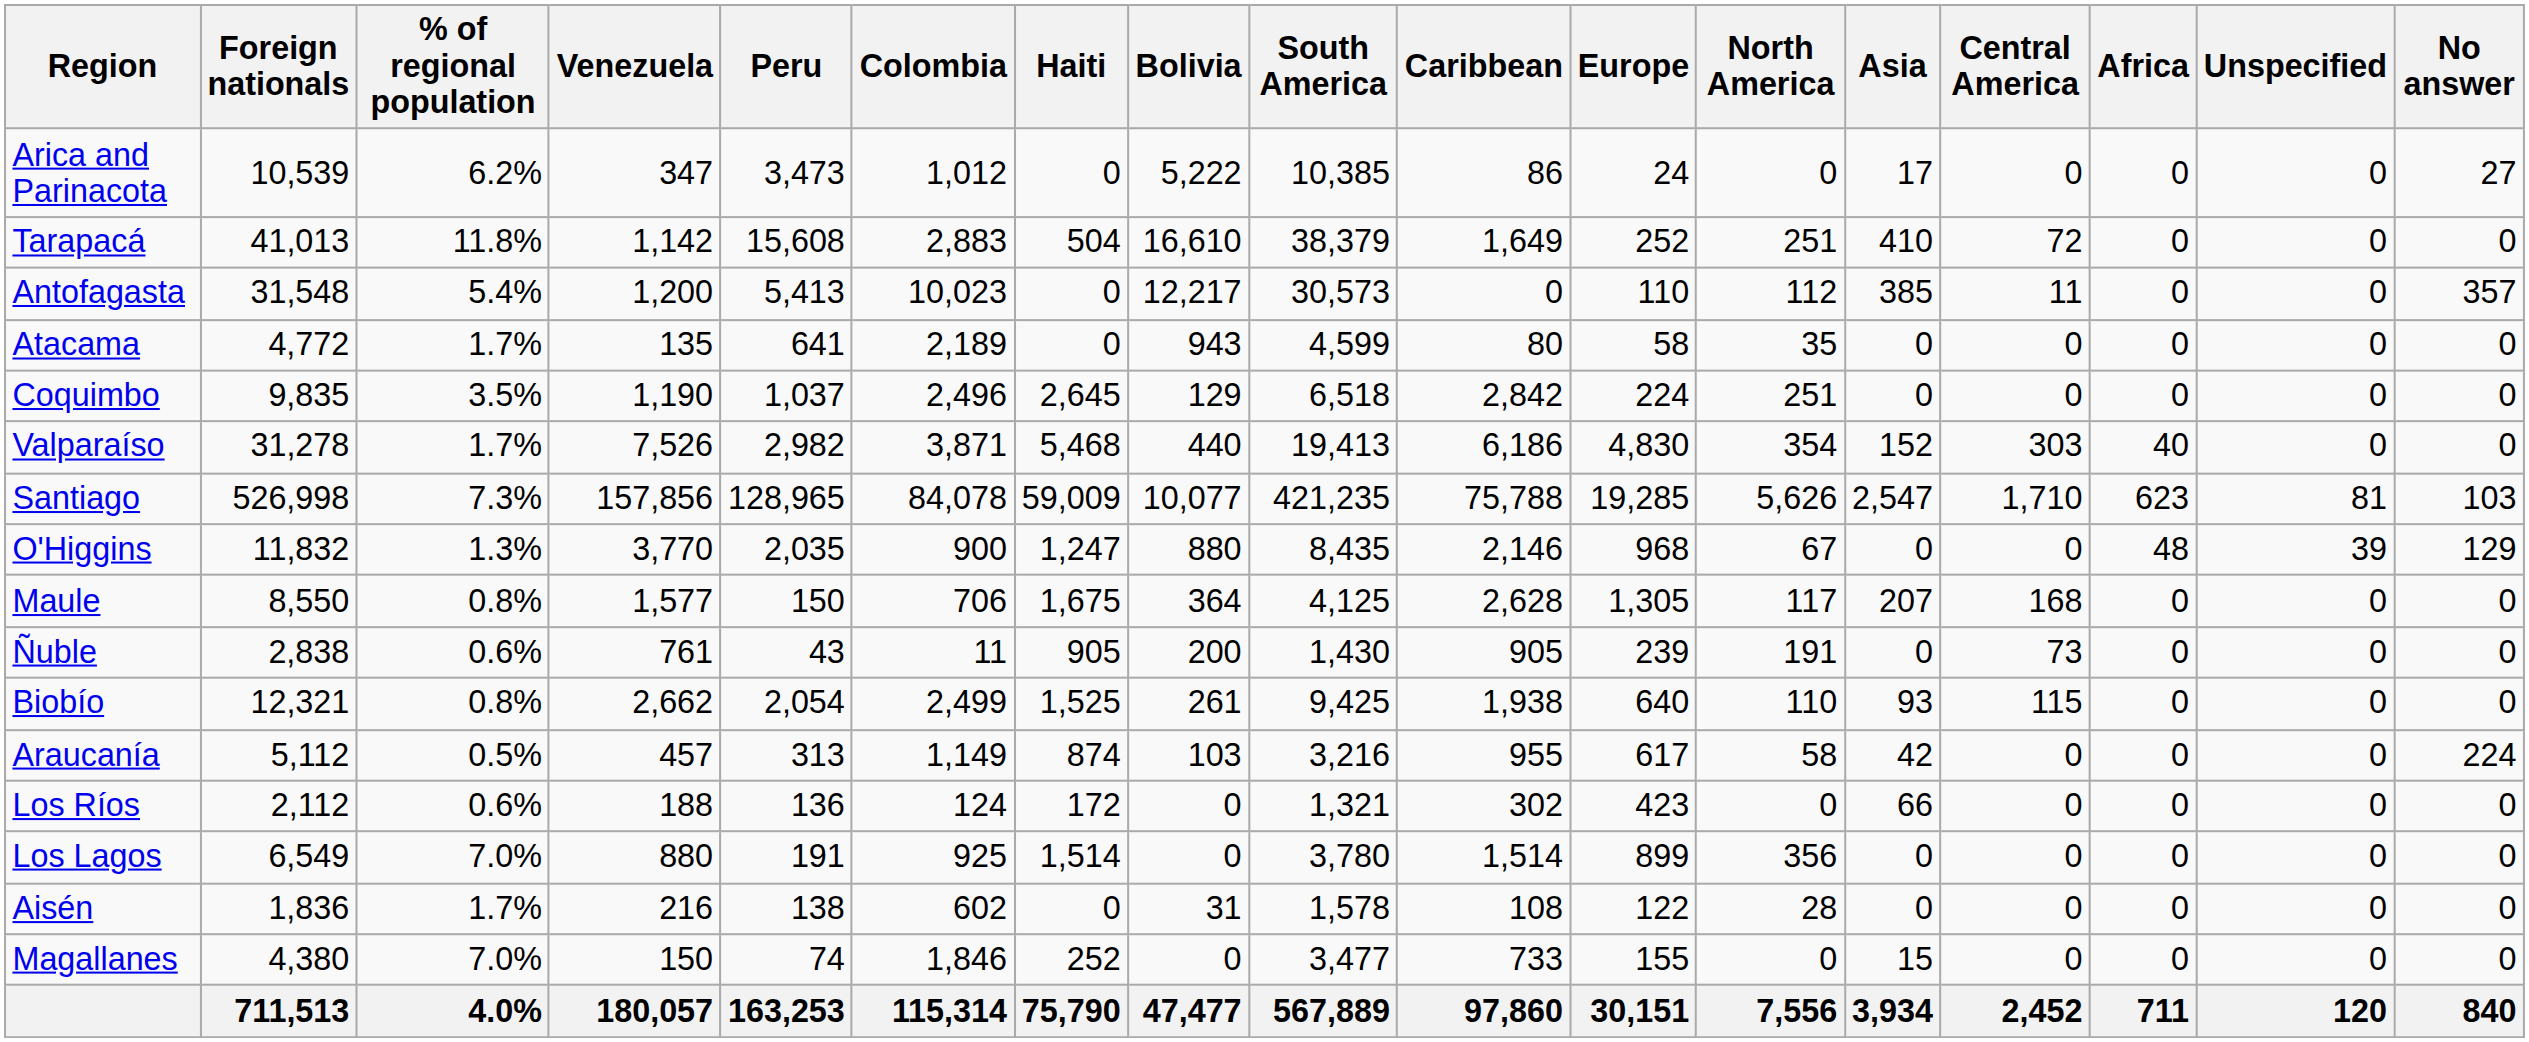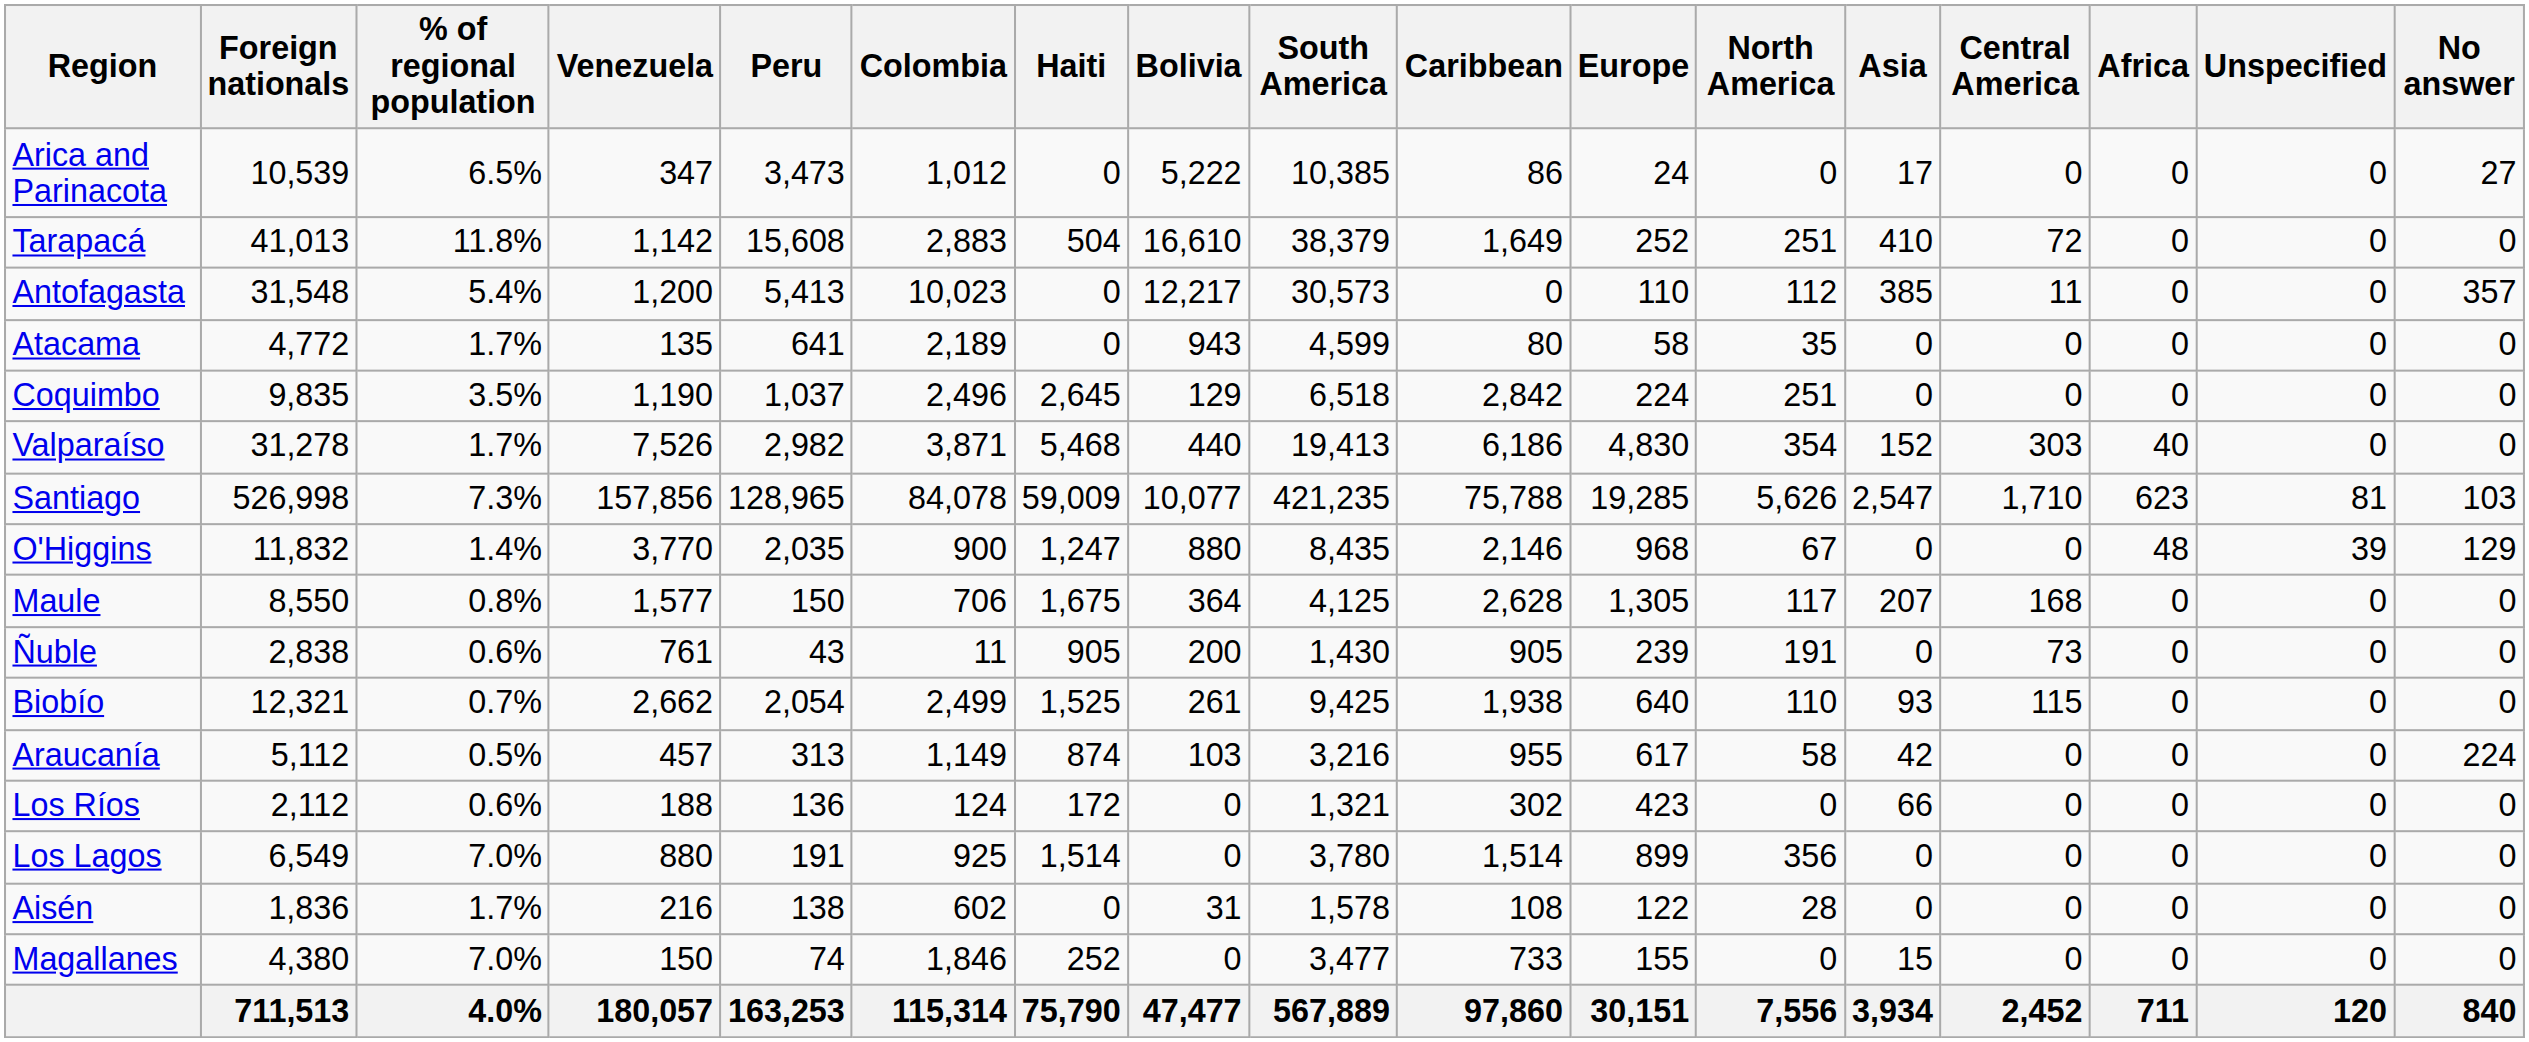(505, 172) 6.2% -> (505, 172) 6.5%
(505, 549) 1.3% -> (505, 549) 1.4%
(505, 703) 0.8% -> (505, 703) 0.7%
